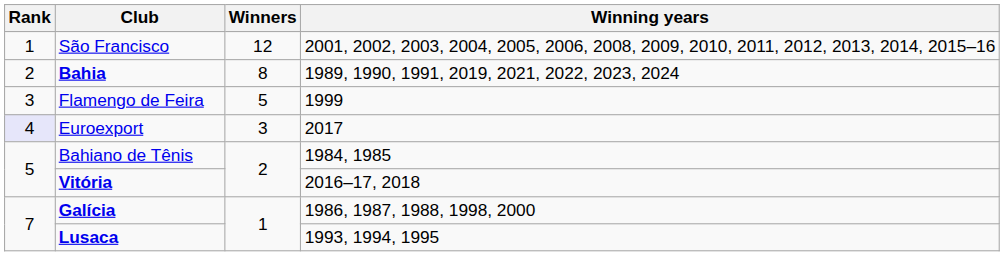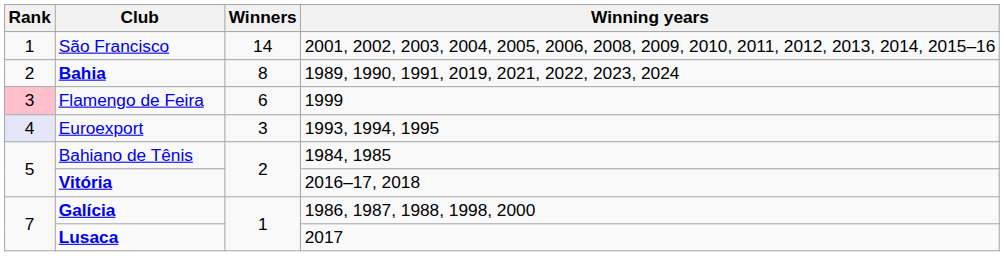(263, 45) 12 -> (263, 45) 14
(30, 100) no background -> (30, 100) pink background
(263, 100) 5 -> (263, 100) 6
(324, 127) 2017 -> (372, 127) 1993, 1994, 1995
(372, 237) 1993, 1994, 1995 -> (324, 237) 2017
